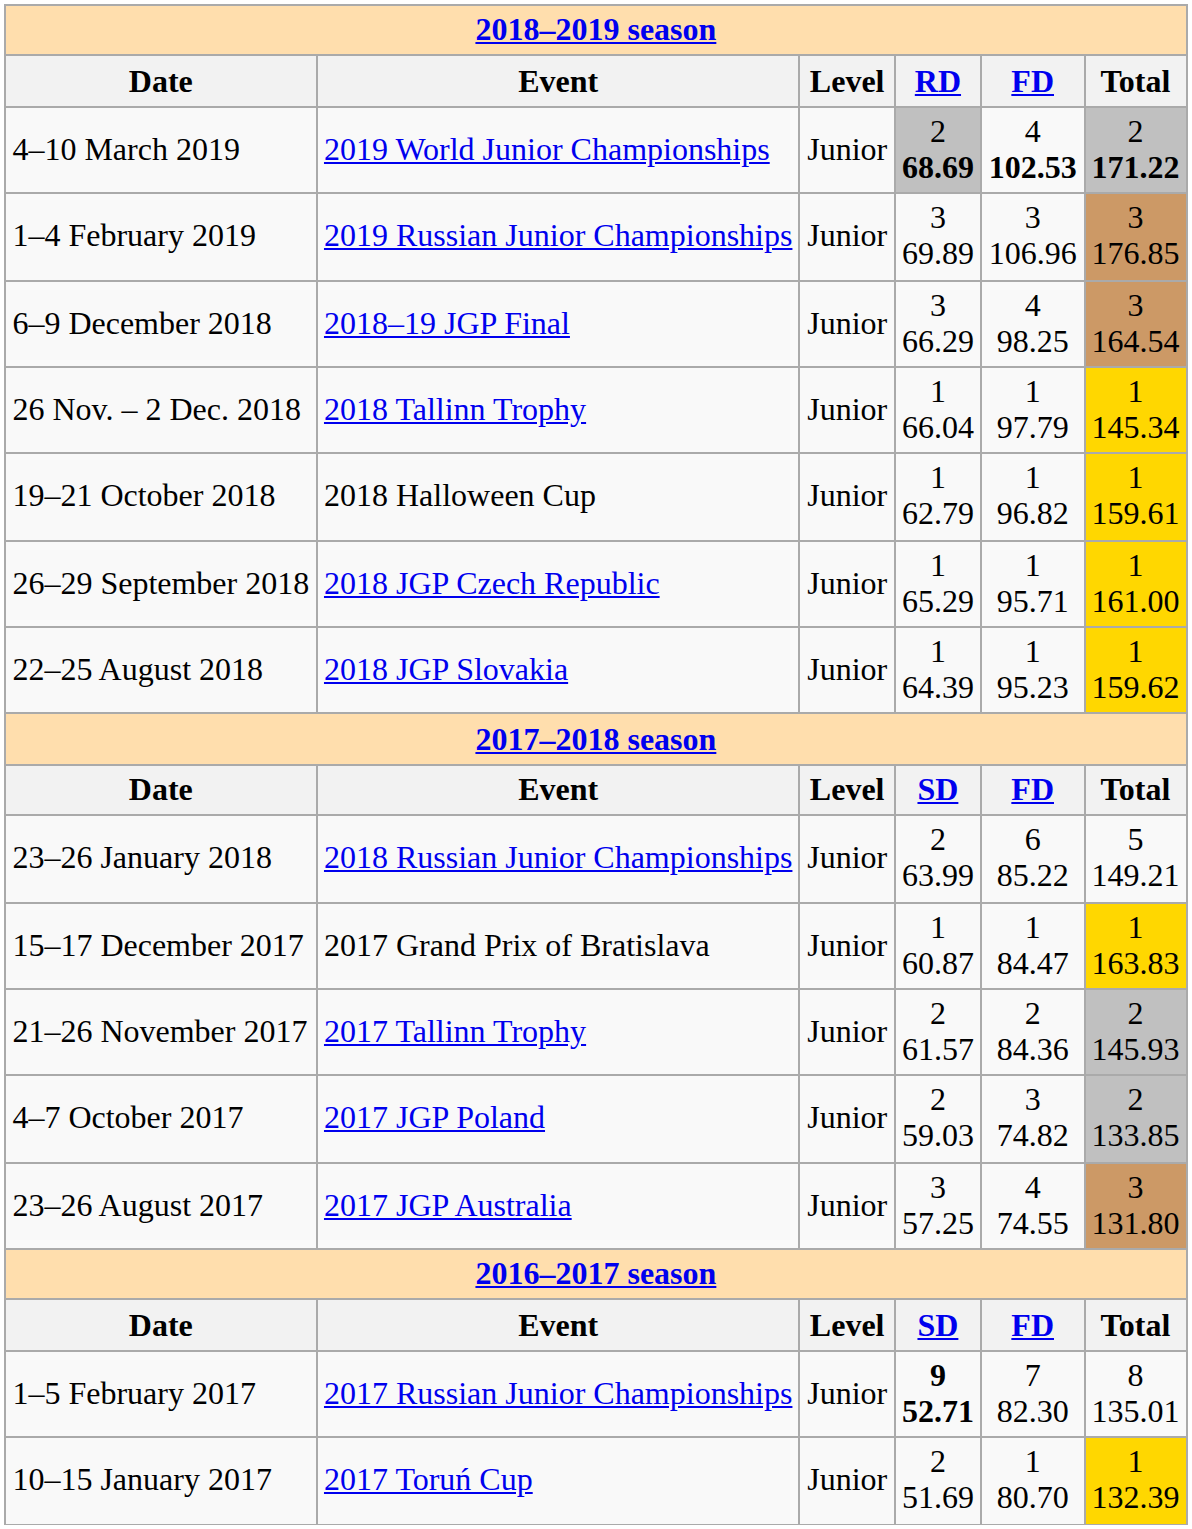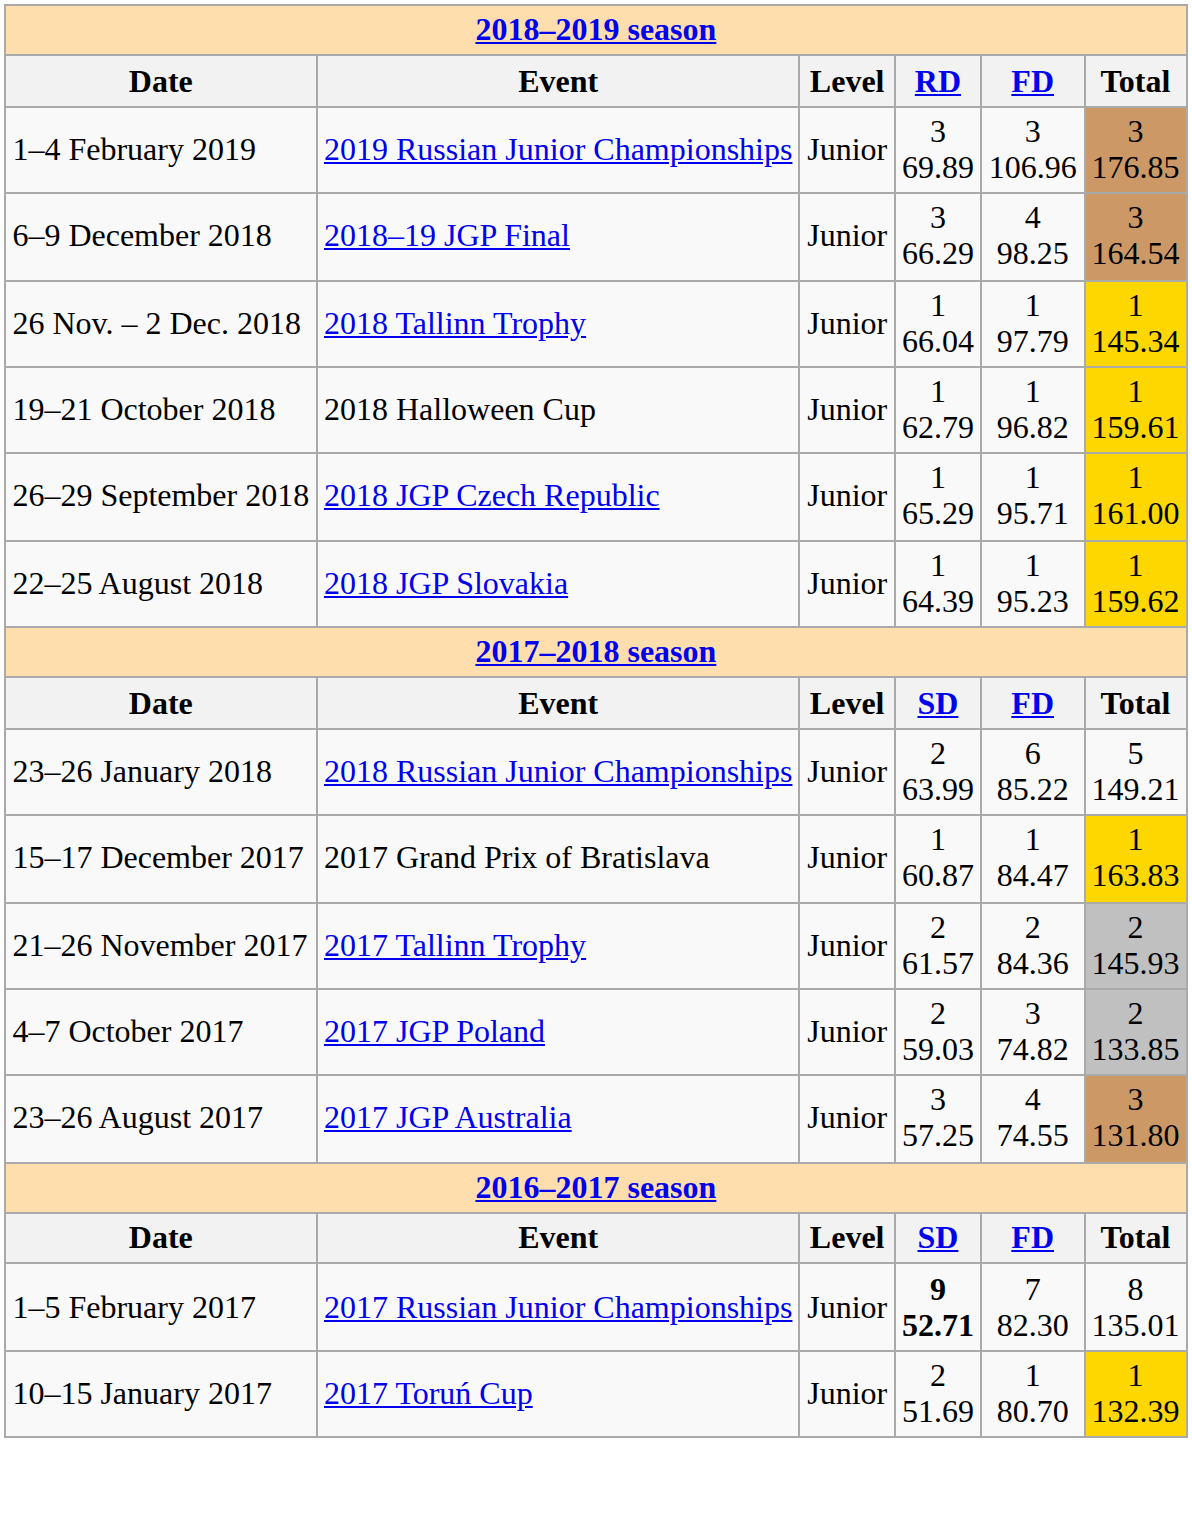- row: (126, 149)
